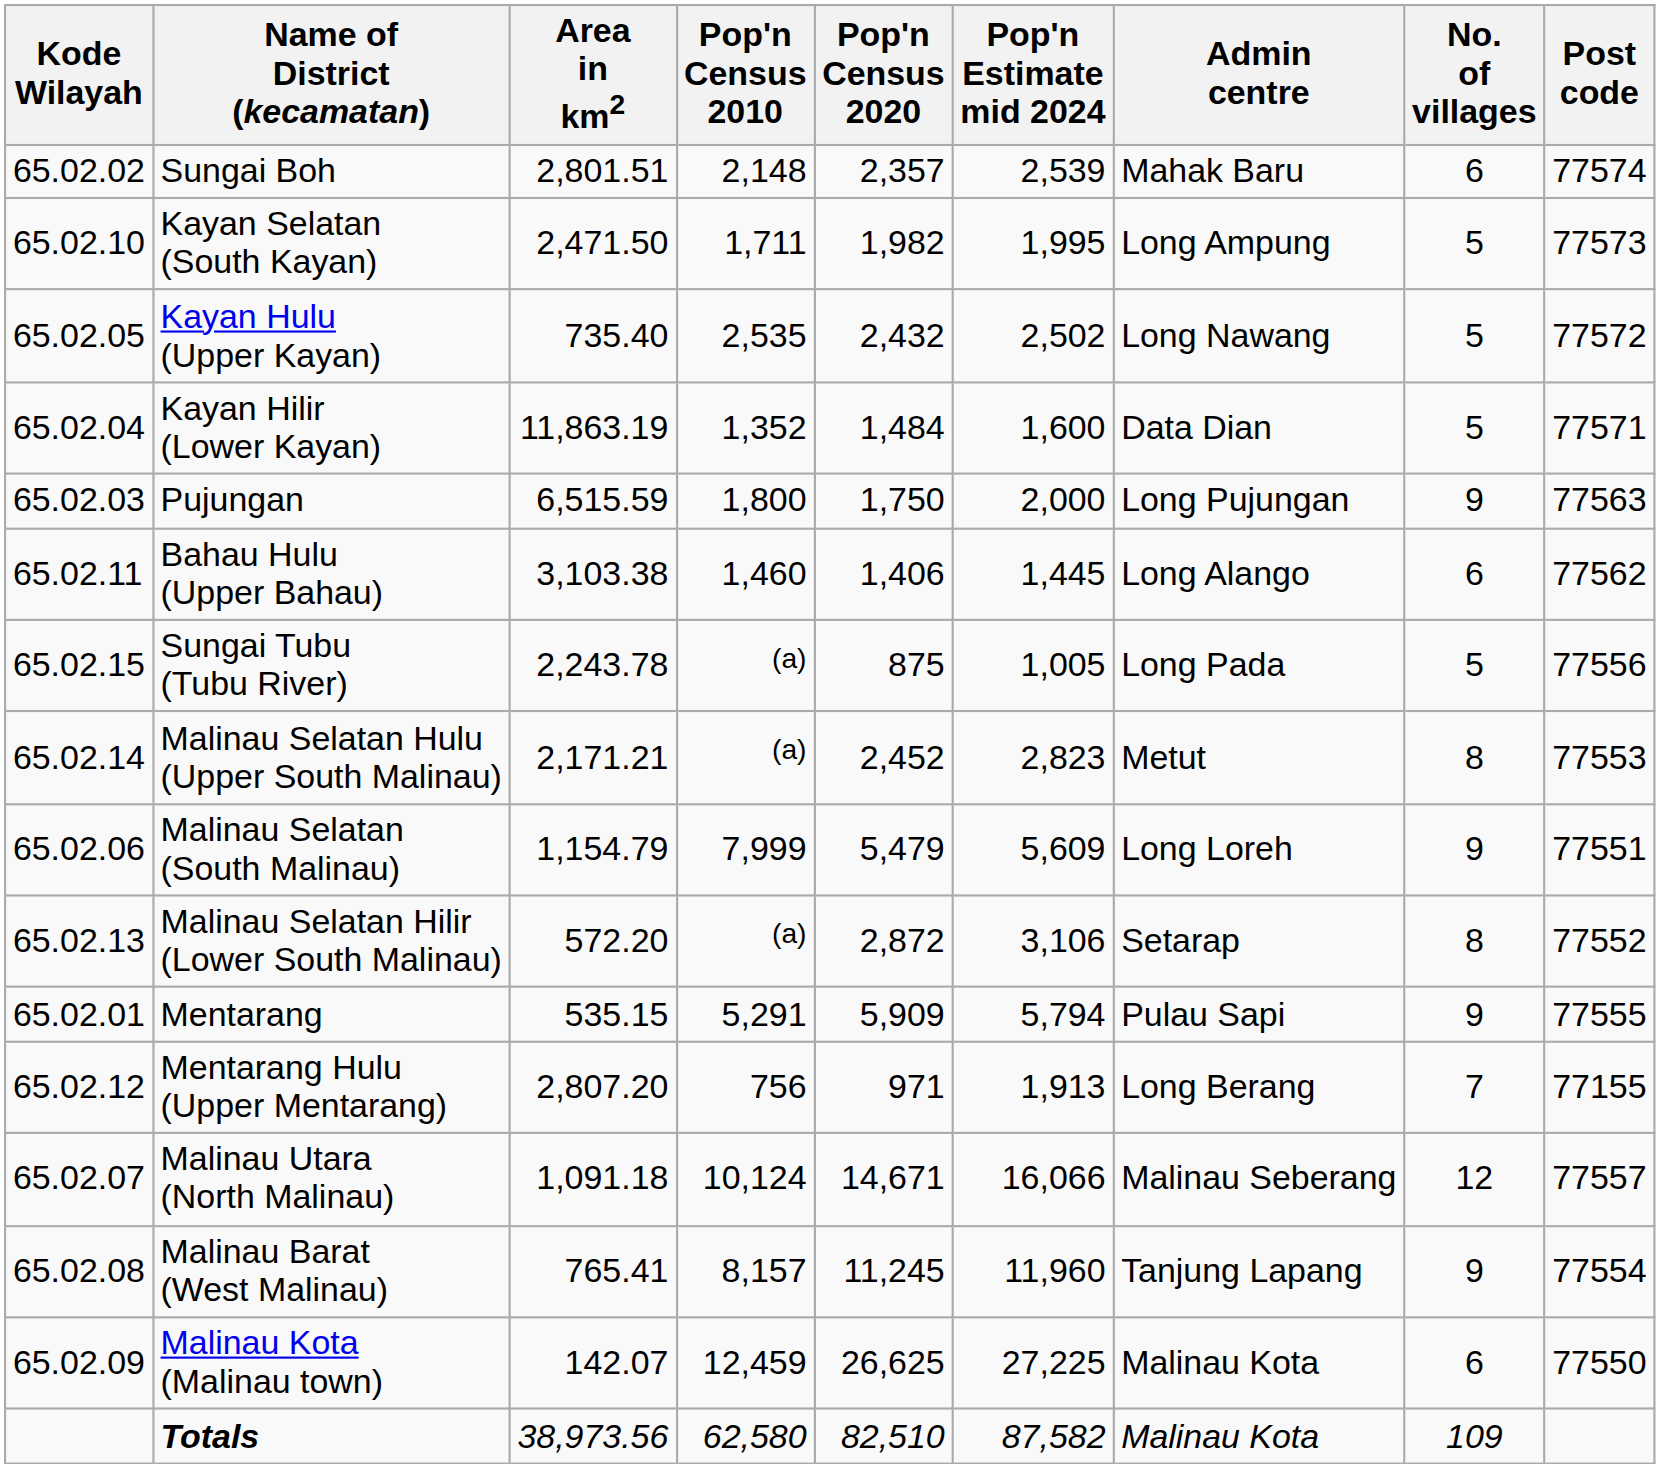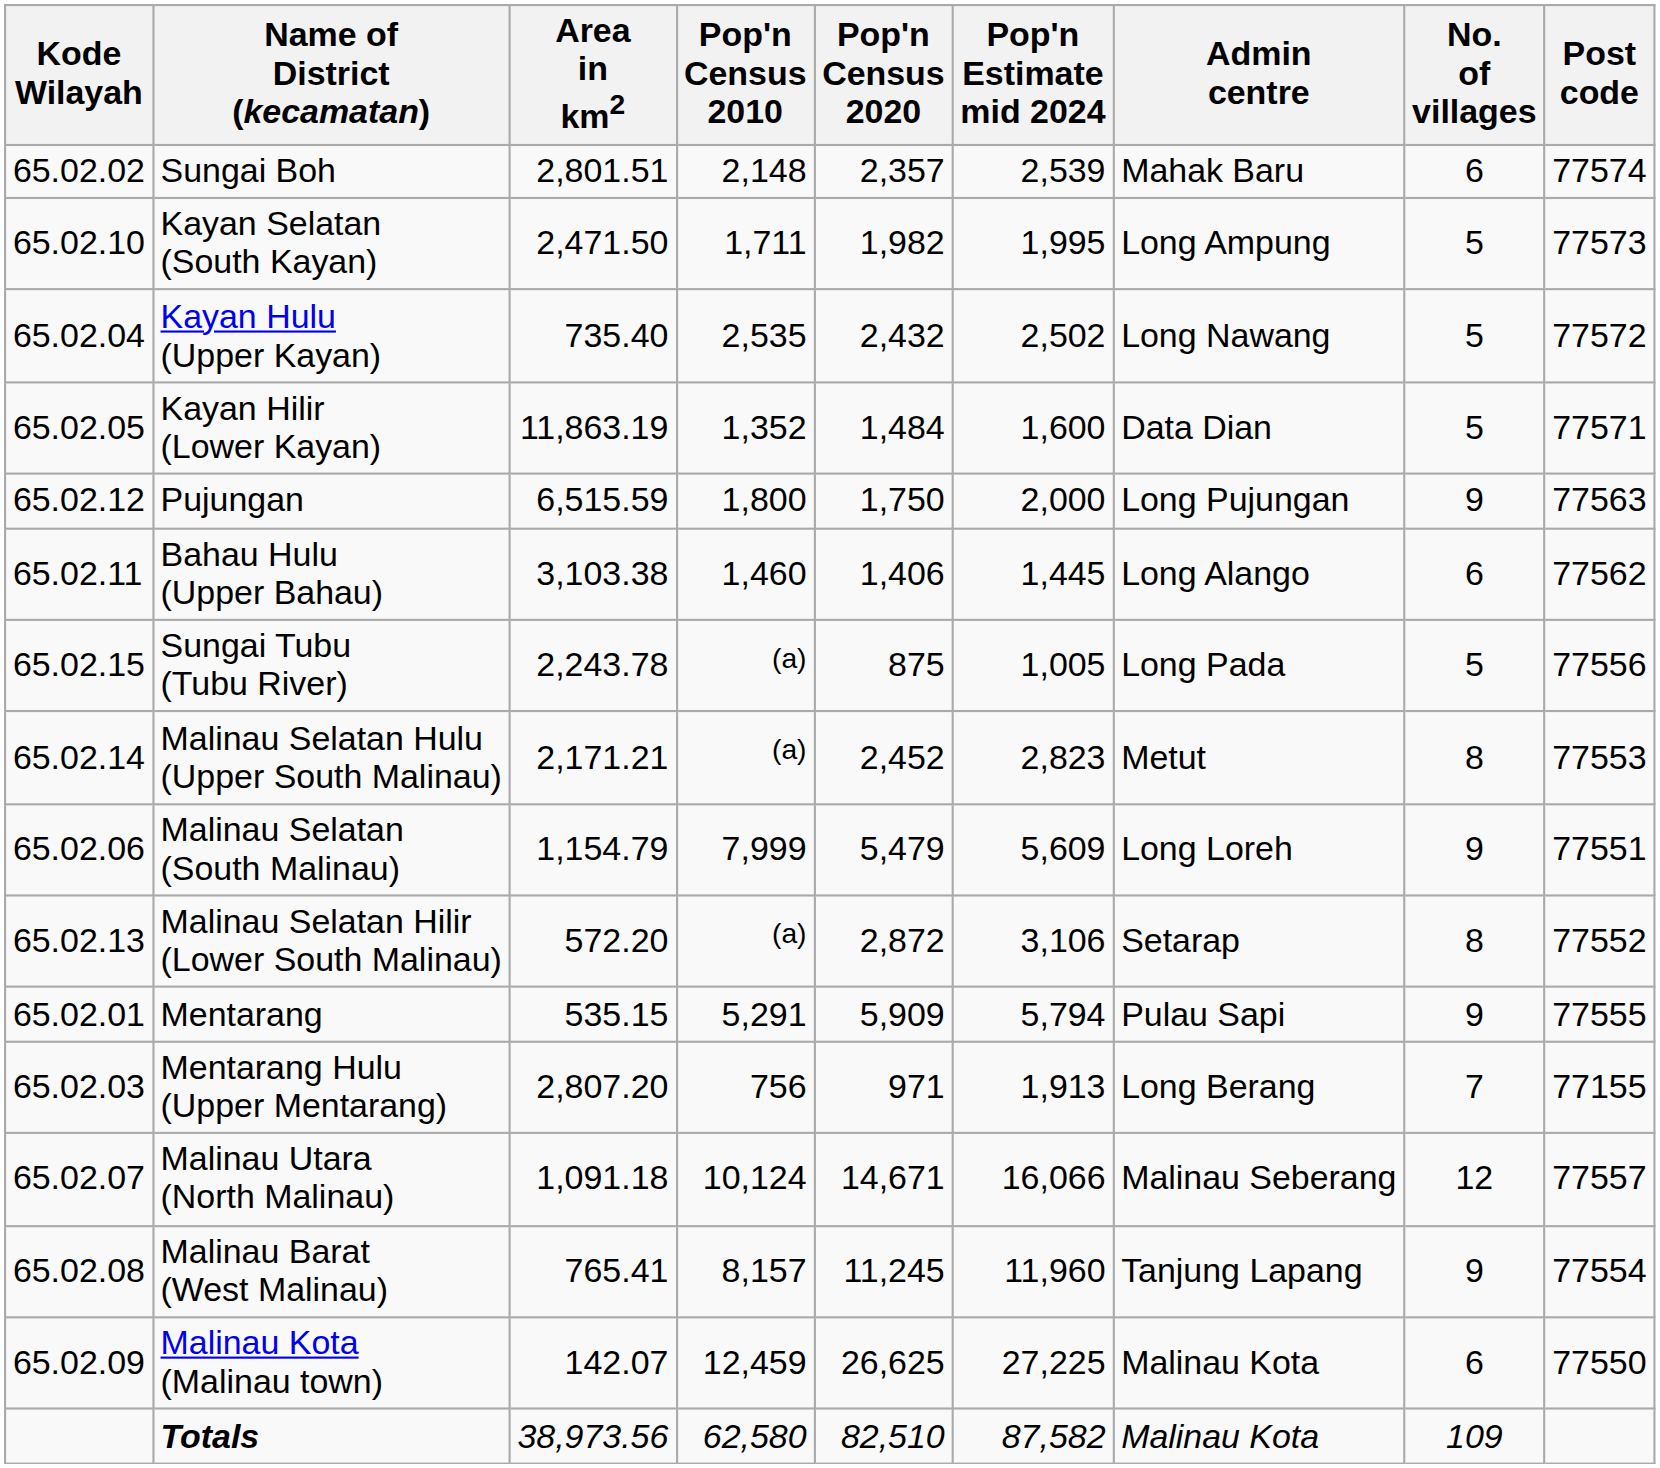(79, 335) 65.02.05 -> (79, 335) 65.02.04
(79, 427) 65.02.04 -> (79, 427) 65.02.05
(79, 500) 65.02.03 -> (79, 500) 65.02.12
(79, 1086) 65.02.12 -> (79, 1086) 65.02.03
